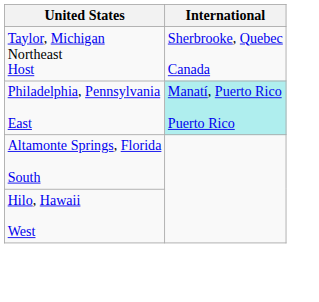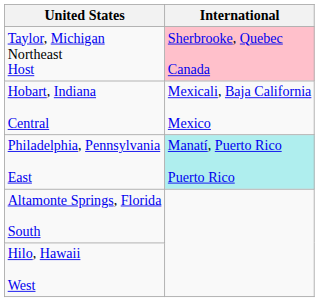(225, 53) no background -> (225, 53) pink background
+ row: (52, 107)
